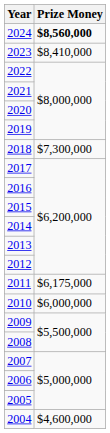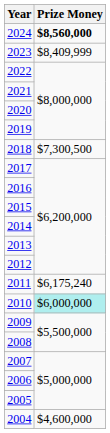(64, 52) $8,410,000 -> (64, 52) $8,409,999
(64, 149) $7,300,000 -> (64, 149) $7,300,500
(64, 284) $6,175,000 -> (64, 284) $6,175,240
(64, 303) no background -> (64, 303) paleturquoise background
